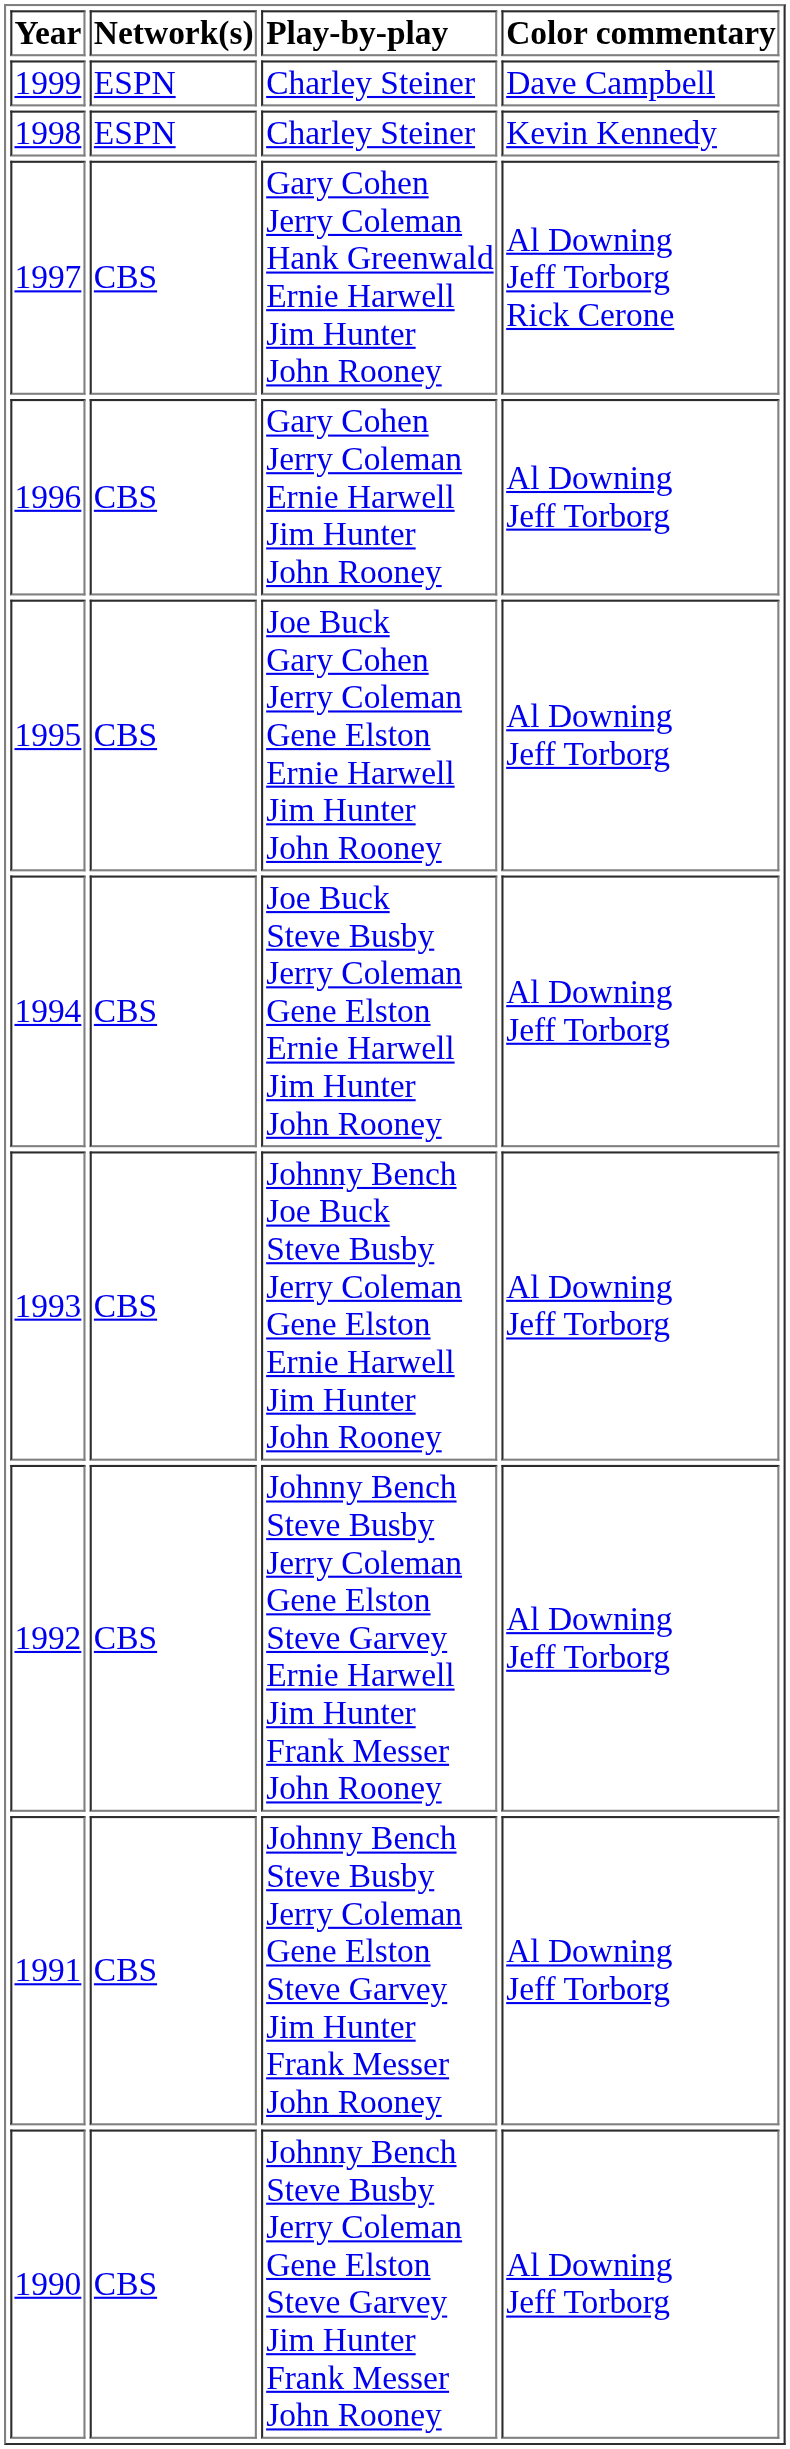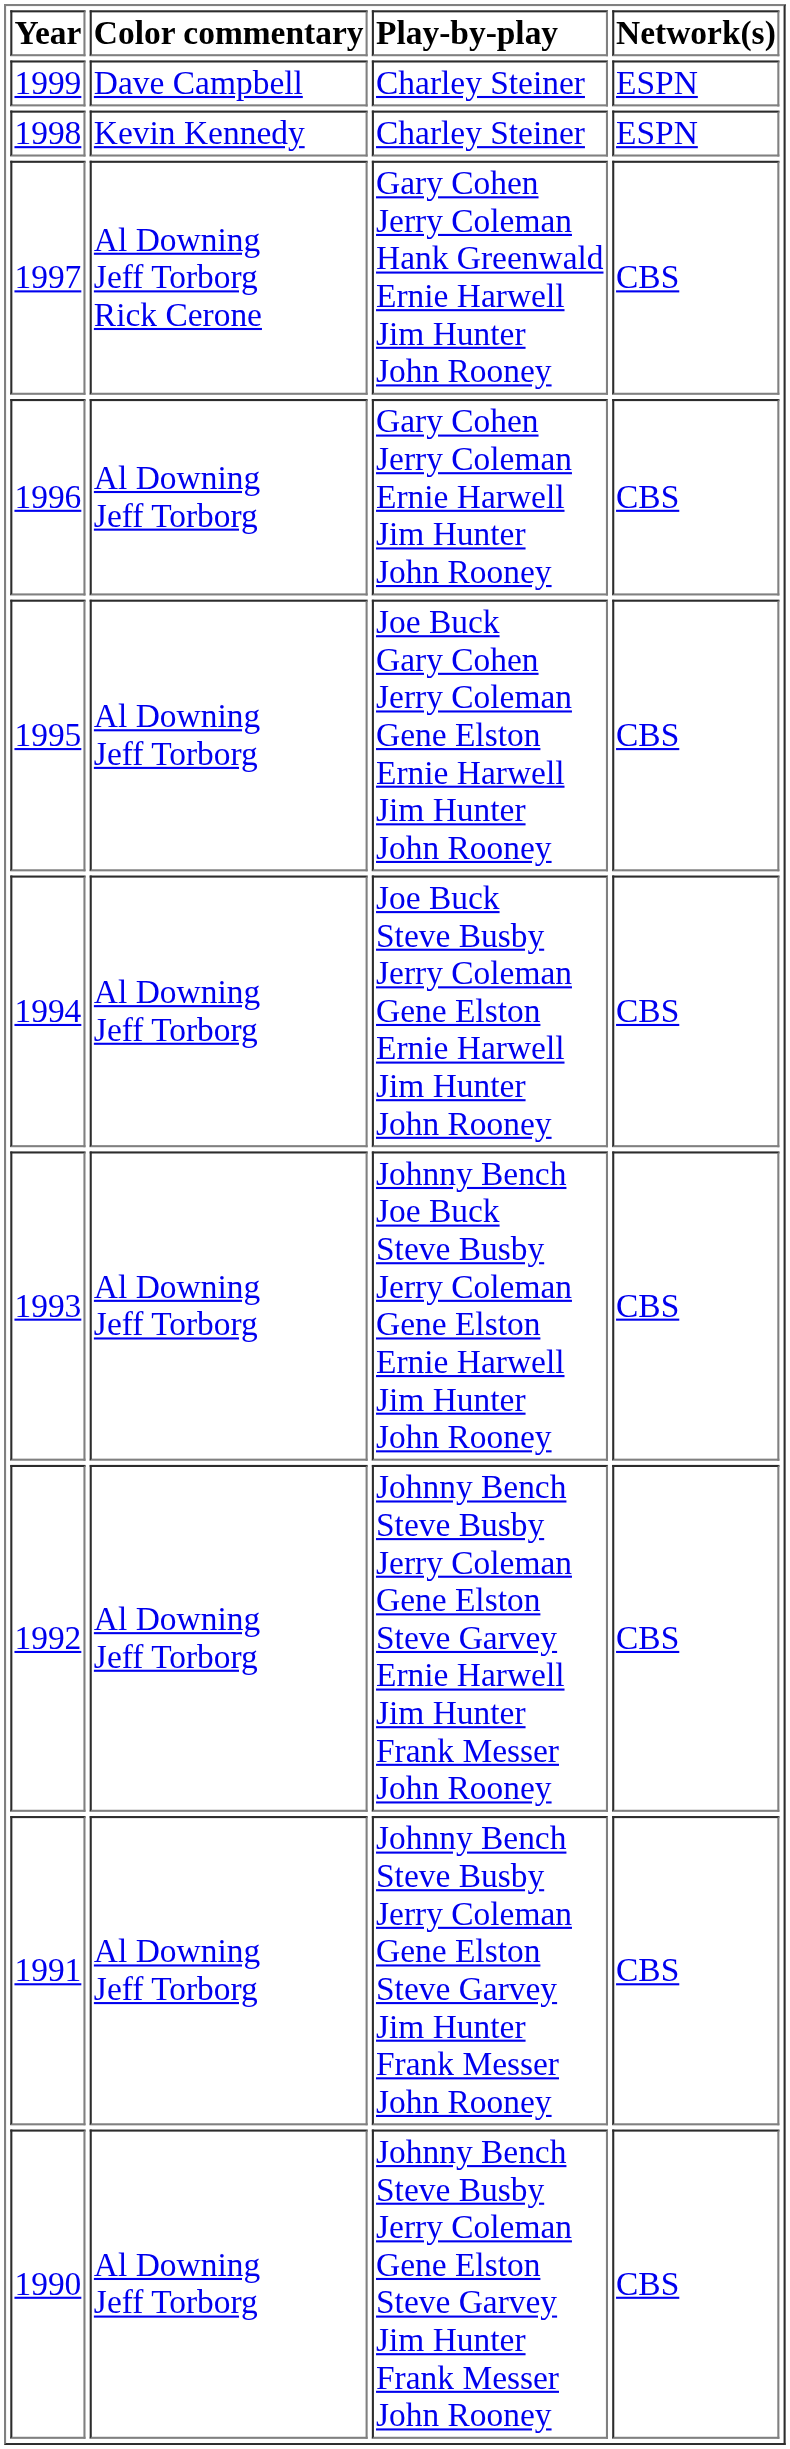columns swapped: (174, 32) <-> (641, 32)
